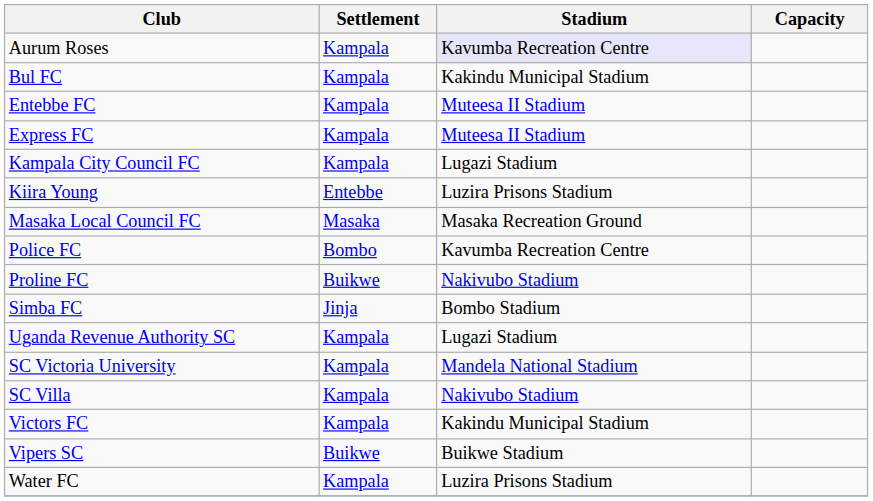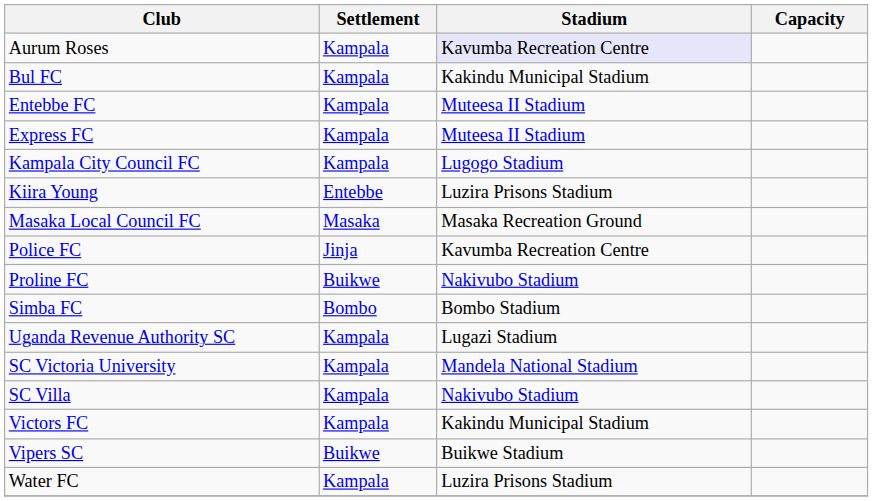(499, 163) Lugazi Stadium -> (502, 163) Lugogo Stadium
(350, 250) Bombo -> (340, 250) Jinja
(340, 308) Jinja -> (350, 308) Bombo
